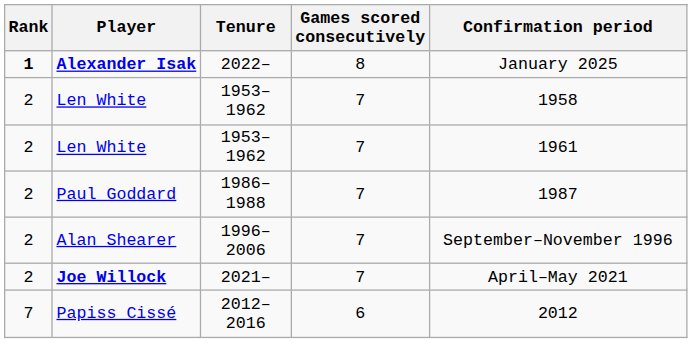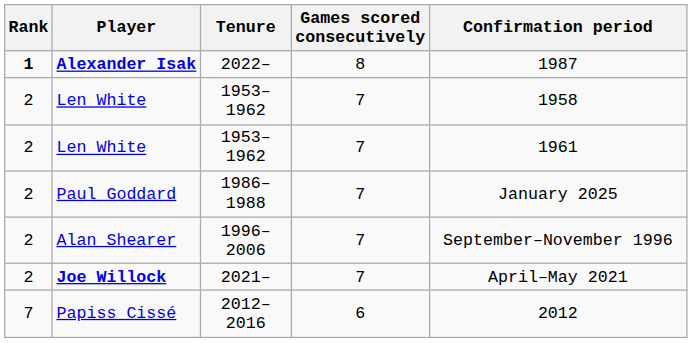(558, 65) January 2025 -> (558, 65) 1987
(558, 194) 1987 -> (558, 194) January 2025
